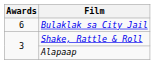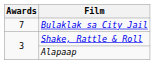(22, 25) 6 -> (22, 25) 7
